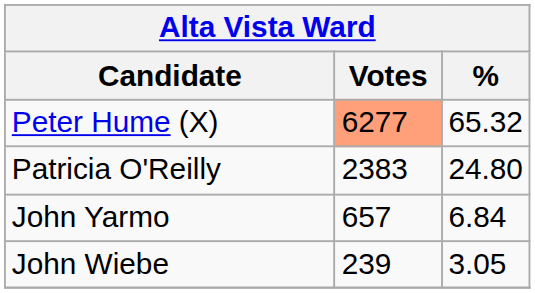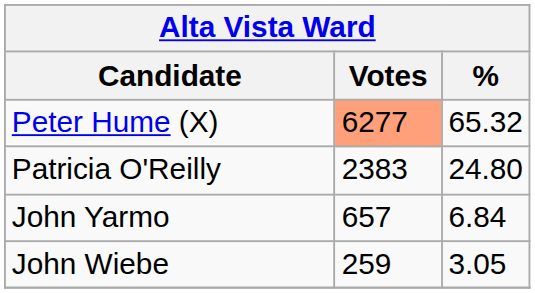(367, 264) 239 -> (367, 264) 259
